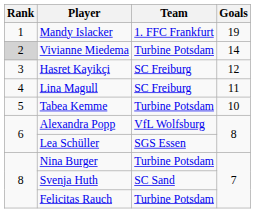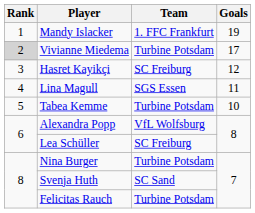(234, 50) 14 -> (234, 50) 17
(163, 87) SC Freiburg -> (160, 87) SGS Essen
(160, 143) SGS Essen -> (163, 143) SC Freiburg
